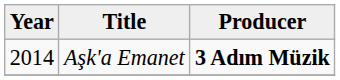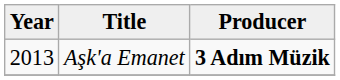(32, 57) 2014 -> (32, 57) 2013
